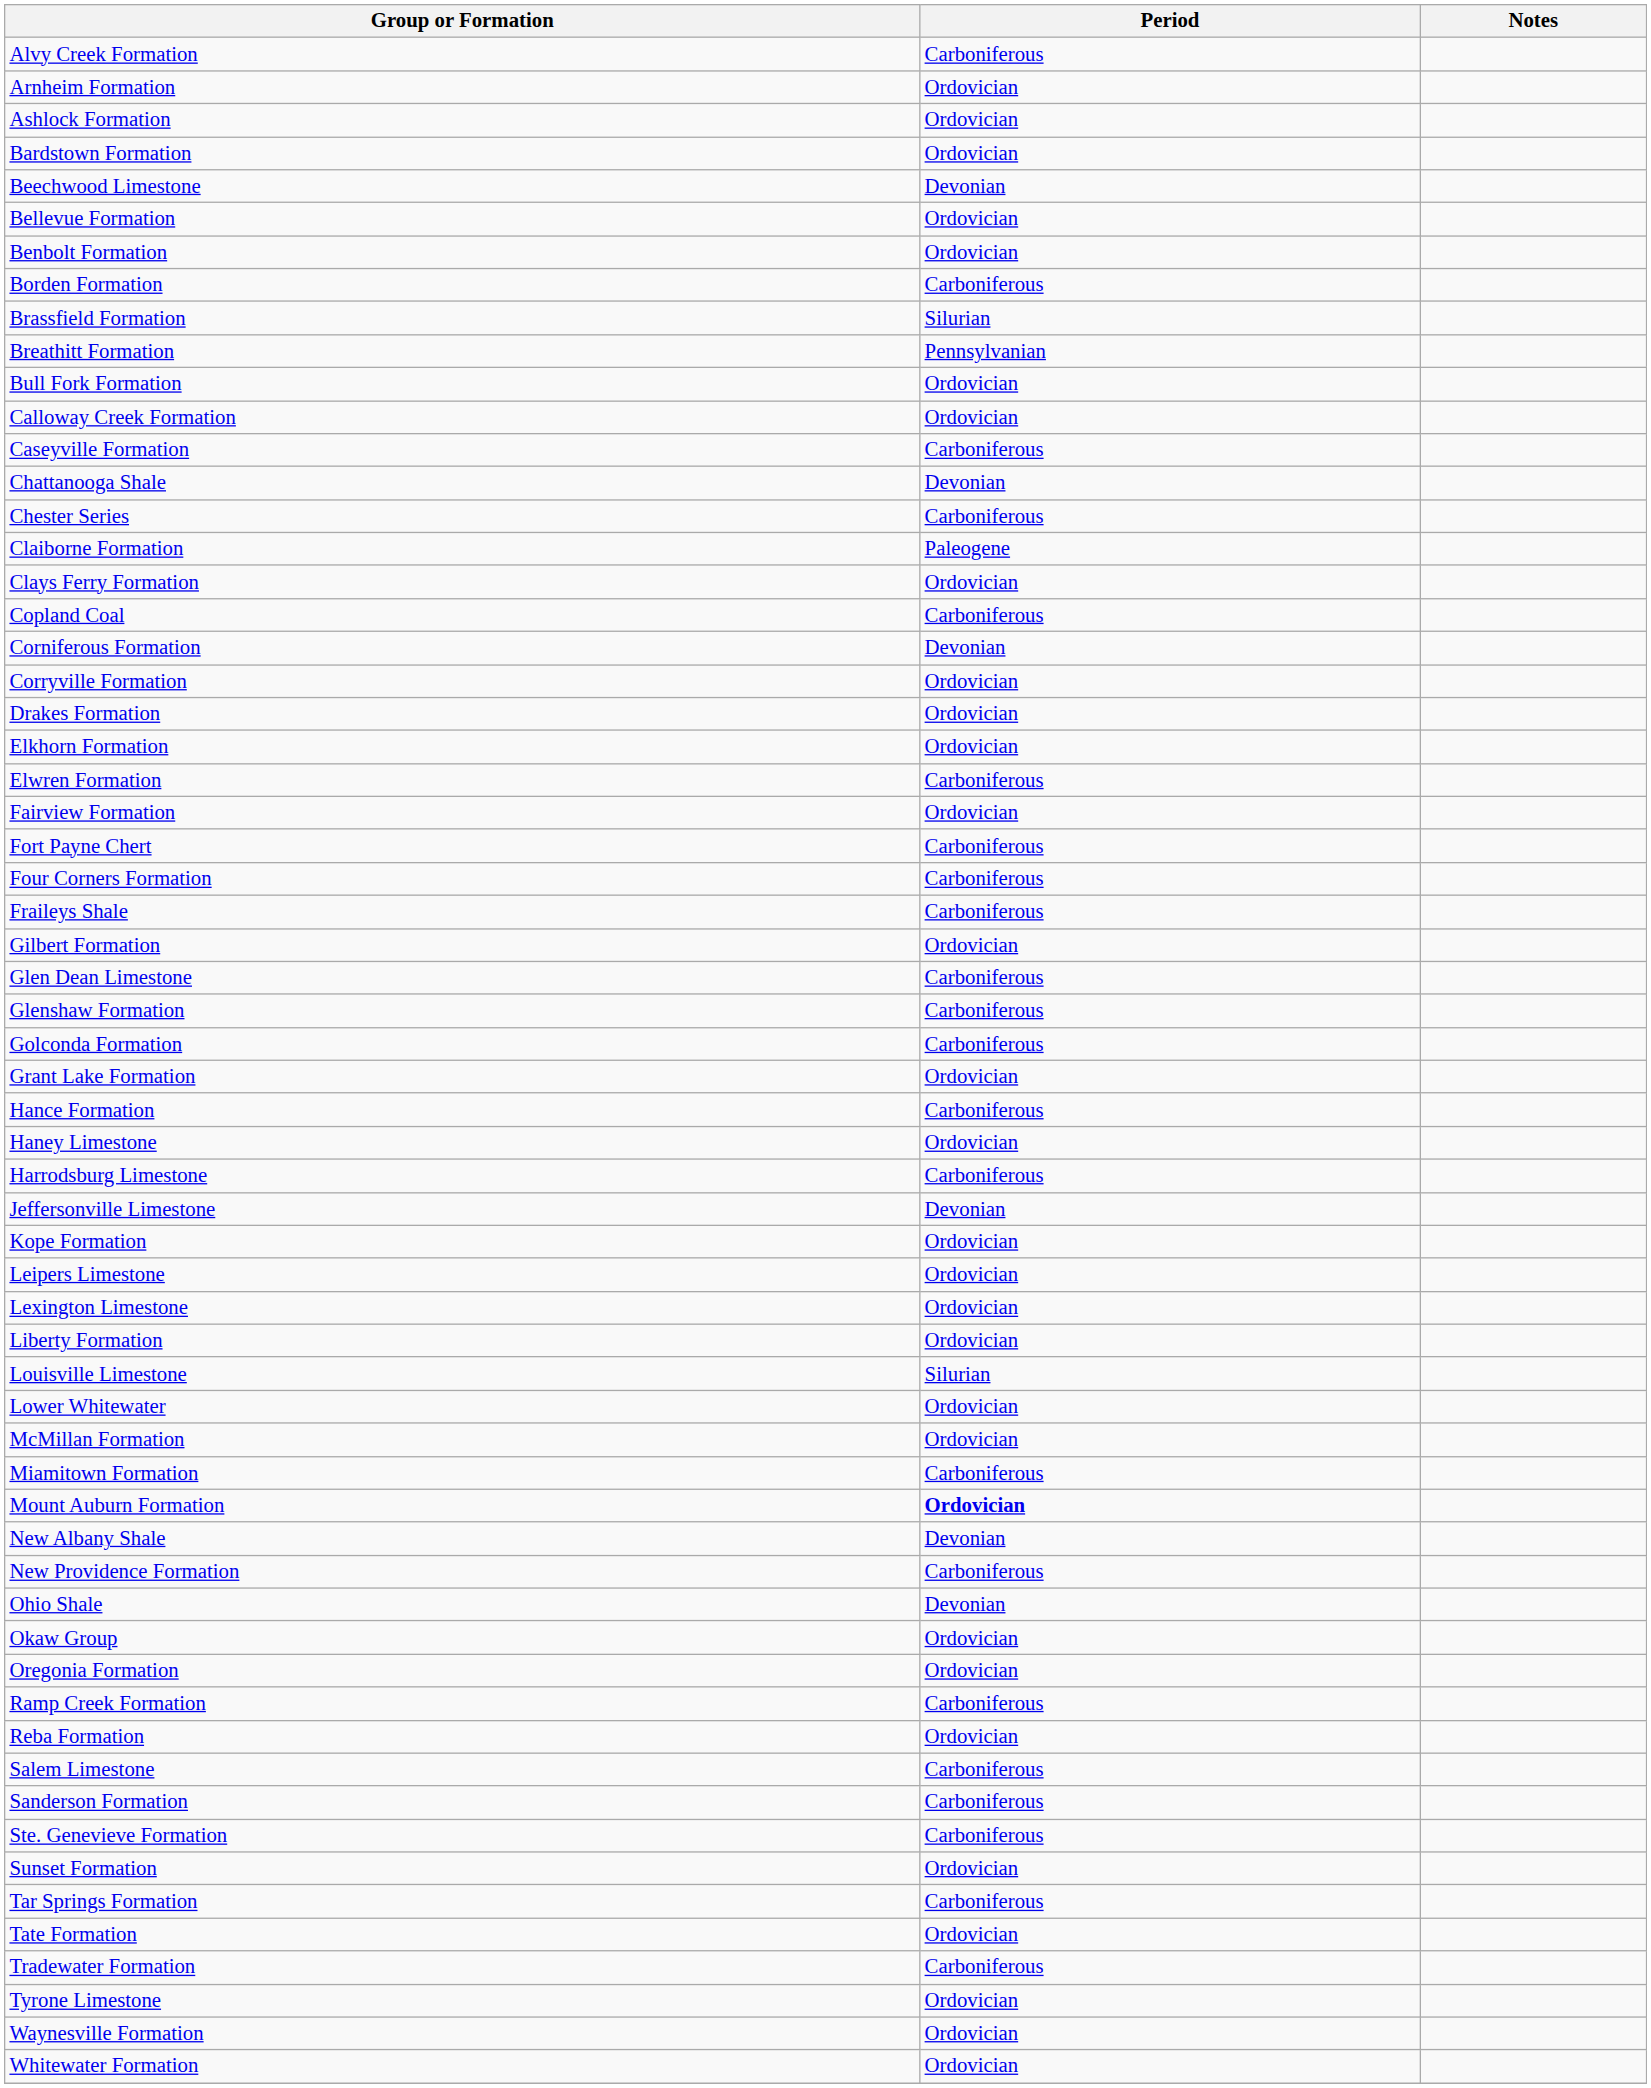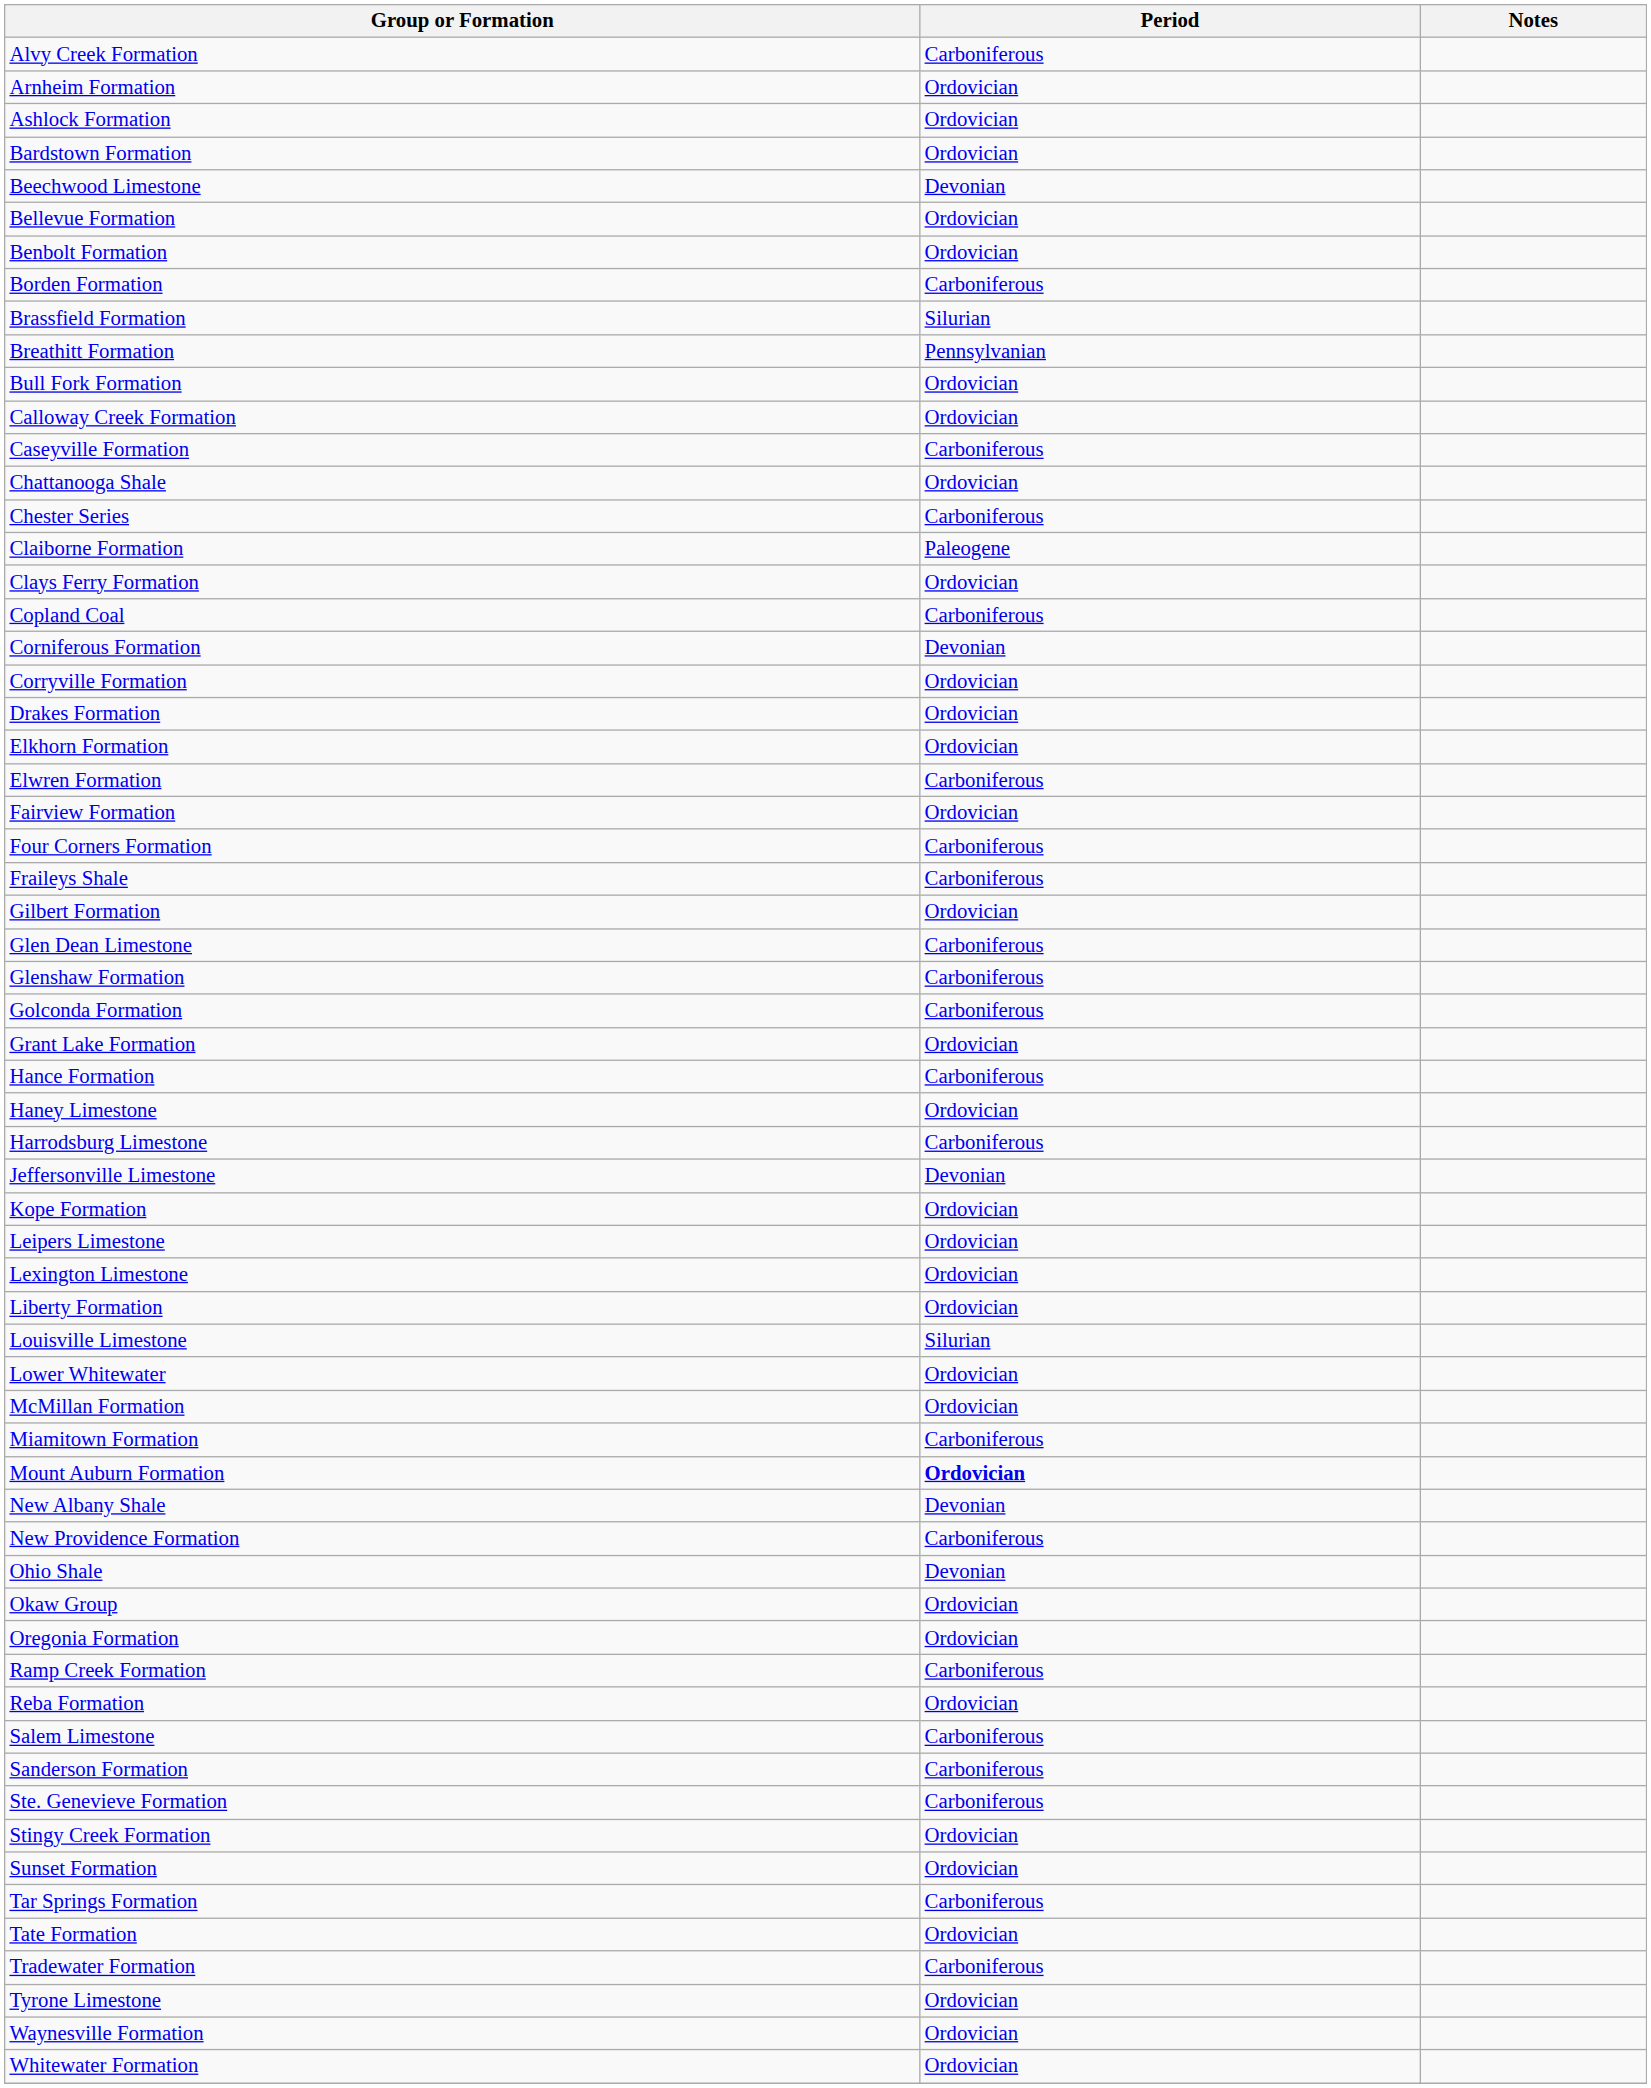(965, 482) Devonian -> (971, 482) Ordovician
- row: (81, 845)
+ row: (110, 1835)
